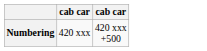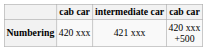+ column: (130, 12)
